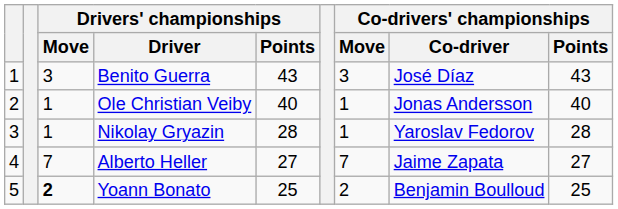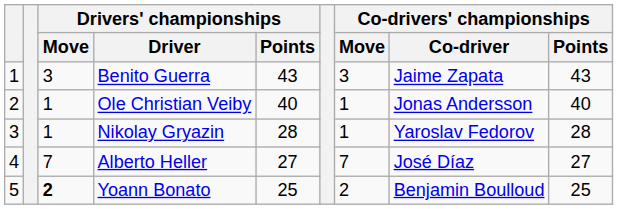(434, 76) José Díaz -> (448, 76) Jaime Zapata
(448, 161) Jaime Zapata -> (434, 161) José Díaz
